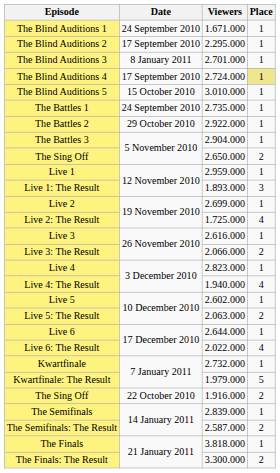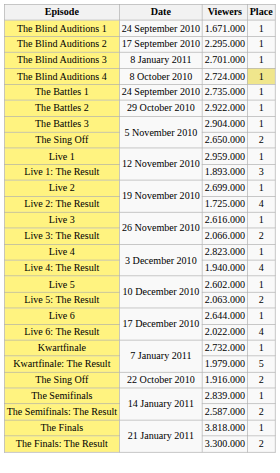(161, 76) 17 September 2010 -> (161, 76) 8 October 2010
- row: (62, 92)
